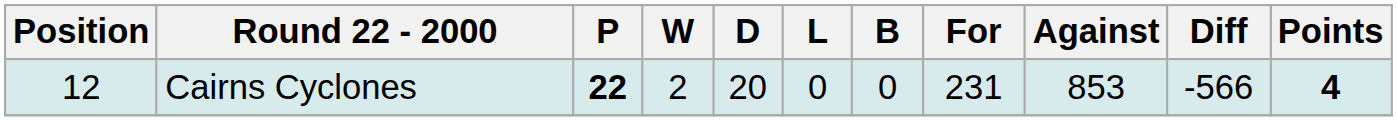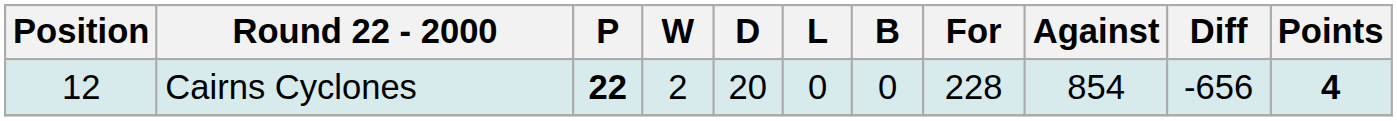(974, 86) 231 -> (974, 86) 228
(1096, 86) 853 -> (1096, 86) 854
(1219, 86) -566 -> (1219, 86) -656
